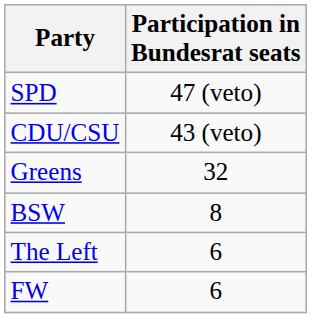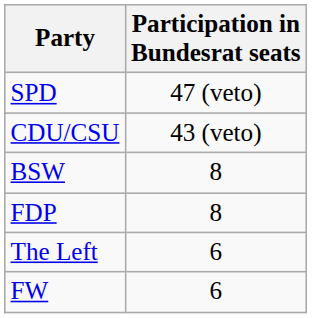- row: (46, 172)
+ row: (34, 212)
